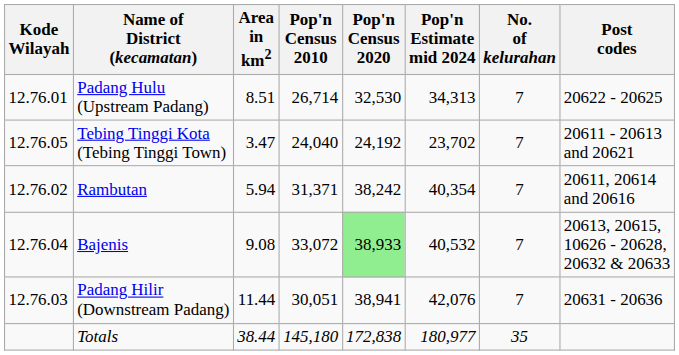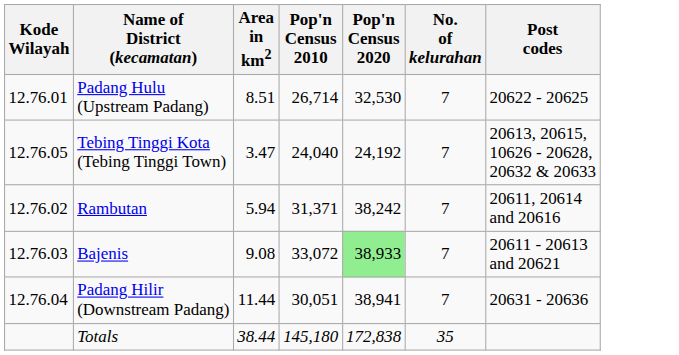- column: (442, 39)
(613, 143) 20611 - 20613 and 20621 -> (543, 152) 20613, 20615, 10626 - 20628, 20632 & 20633
(38, 244) 12.76.04 -> (38, 254) 12.76.03
(617, 244) 20613, 20615, 10626 - 20628, 20632 & 20633 -> (539, 254) 20611 - 20613 and 20621
(38, 300) 12.76.03 -> (38, 300) 12.76.04
